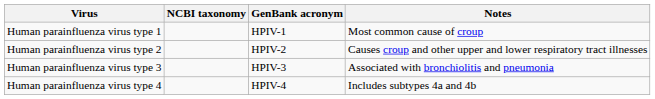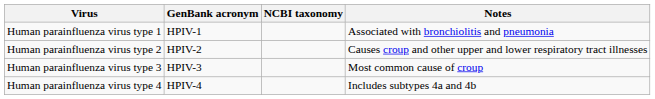columns swapped: (297, 13) <-> (206, 13)
(416, 31) Most common cause of croup -> (451, 31) Associated with bronchiolitis and pneumonia
(451, 67) Associated with bronchiolitis and pneumonia -> (416, 67) Most common cause of croup
